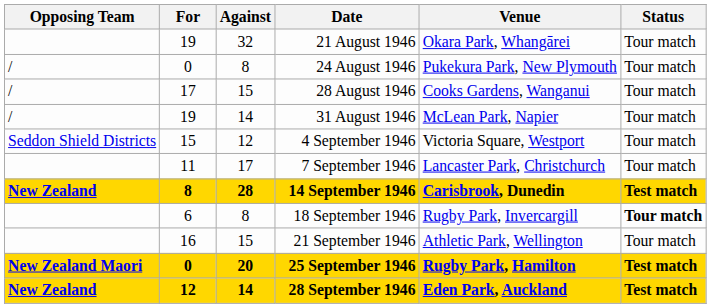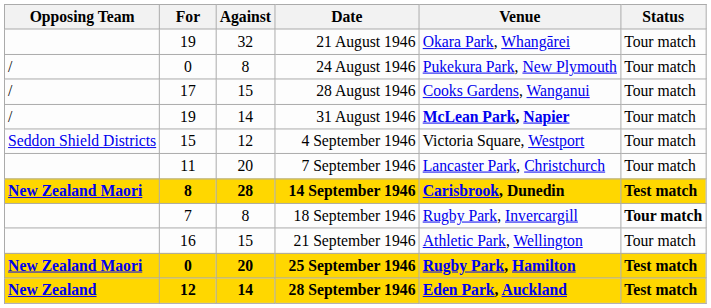(490, 116) normal -> (496, 116) bold
(245, 166) 17 -> (245, 166) 20
(52, 191) New Zealand -> (75, 191) New Zealand Maori
(188, 215) 6 -> (188, 215) 7
